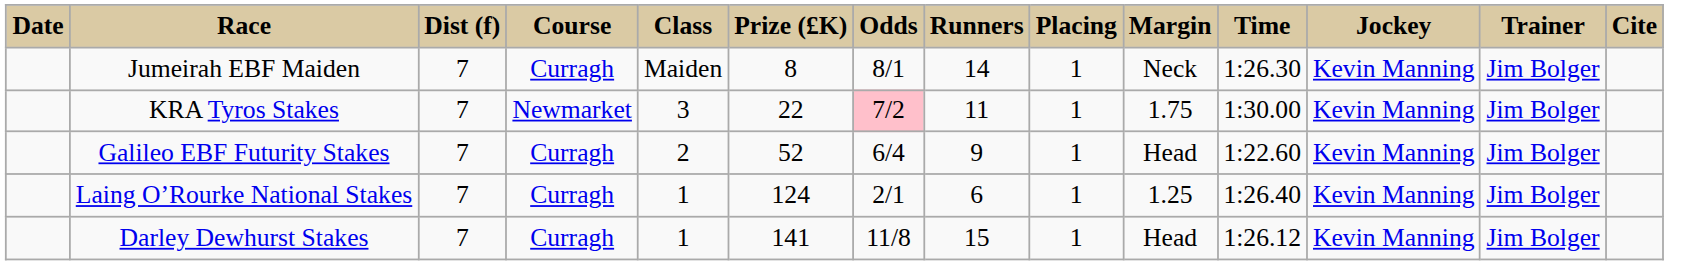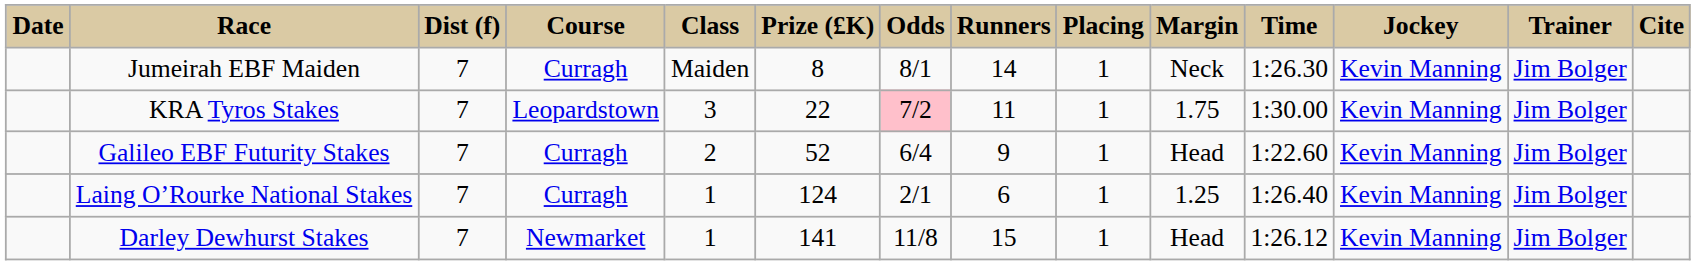(572, 110) Newmarket -> (586, 110) Leopardstown
(572, 237) Curragh -> (586, 237) Newmarket
